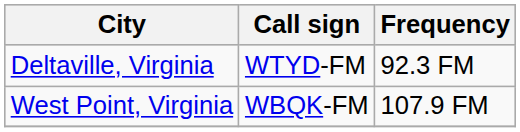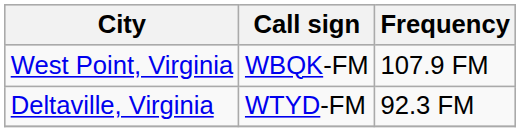rows swapped: (112, 65) <-> (122, 106)
